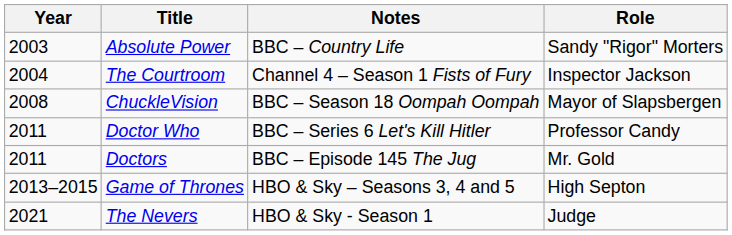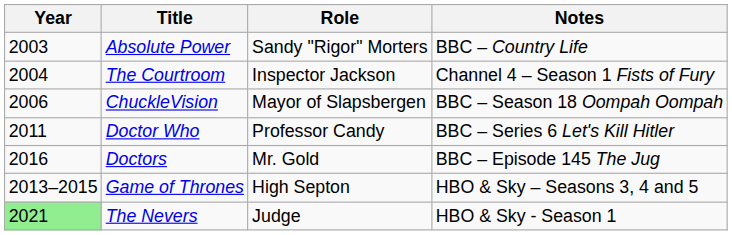columns swapped: (635, 18) <-> (396, 18)
(28, 103) 2008 -> (28, 103) 2006
(28, 159) 2011 -> (28, 159) 2016
(28, 215) no background -> (28, 215) lightgreen background
